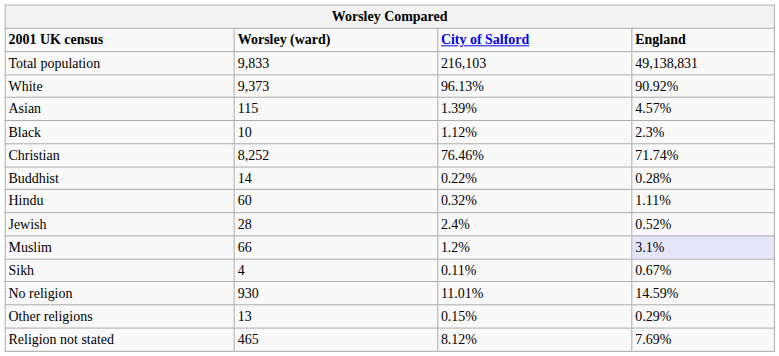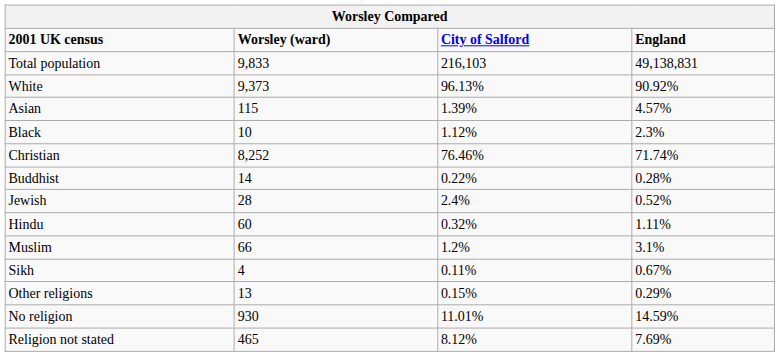rows swapped: (26, 201) <-> (27, 224)
(650, 247) lavender background -> (650, 247) no background
rows swapped: (51, 316) <-> (40, 293)
